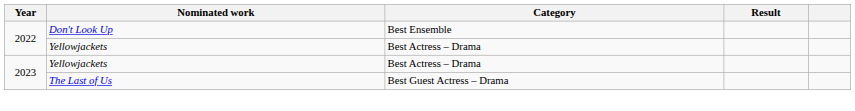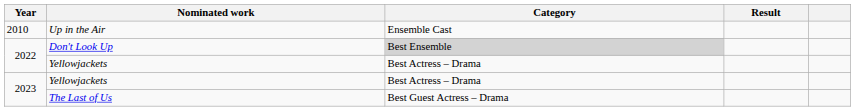+ row: (18, 30)
(420, 30) no background -> (420, 47) lightgrey background
